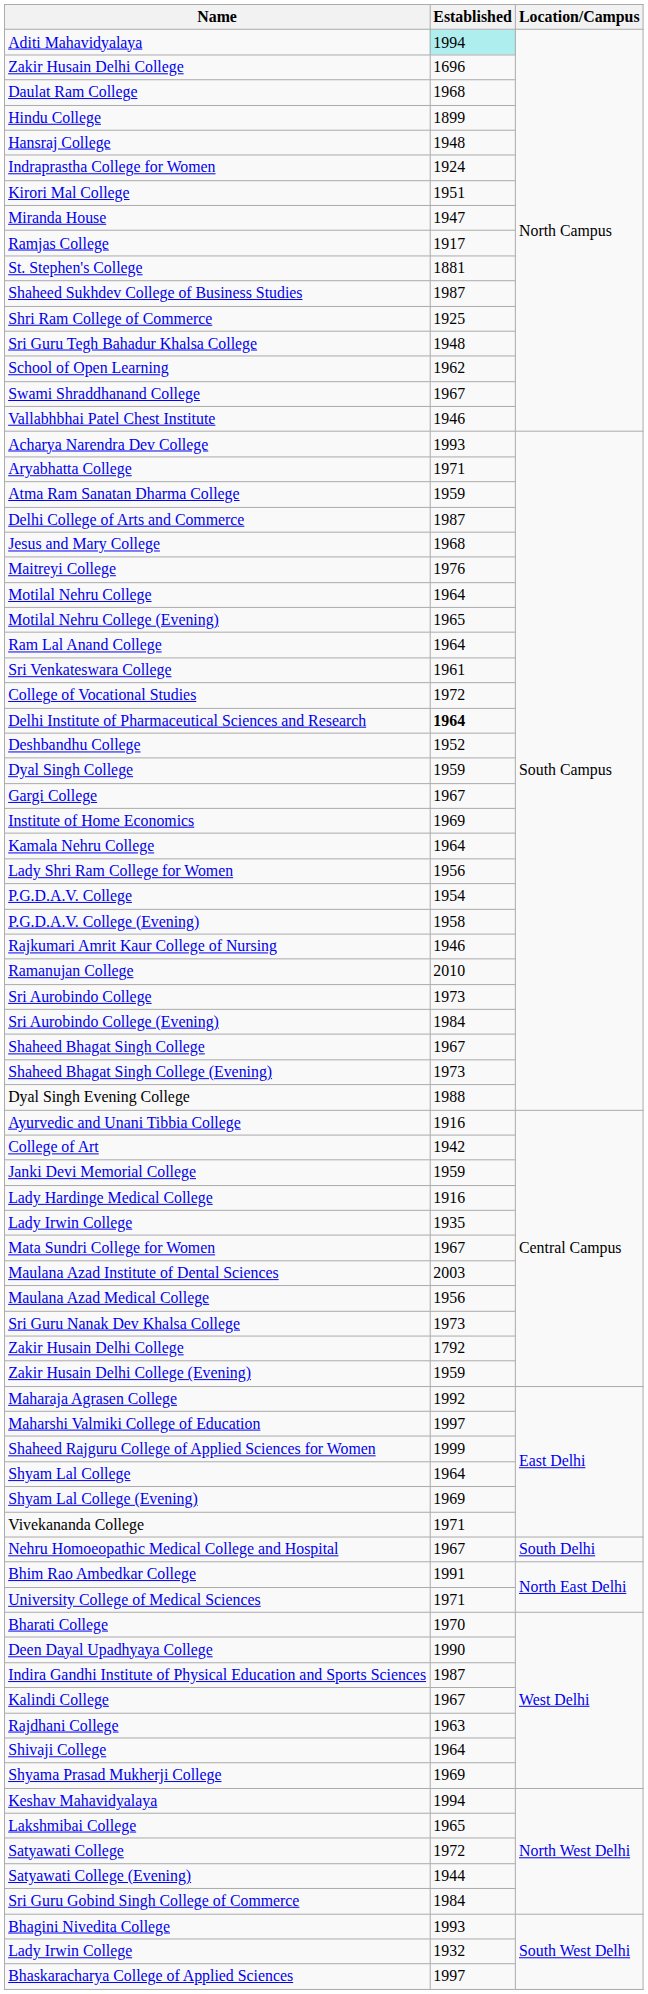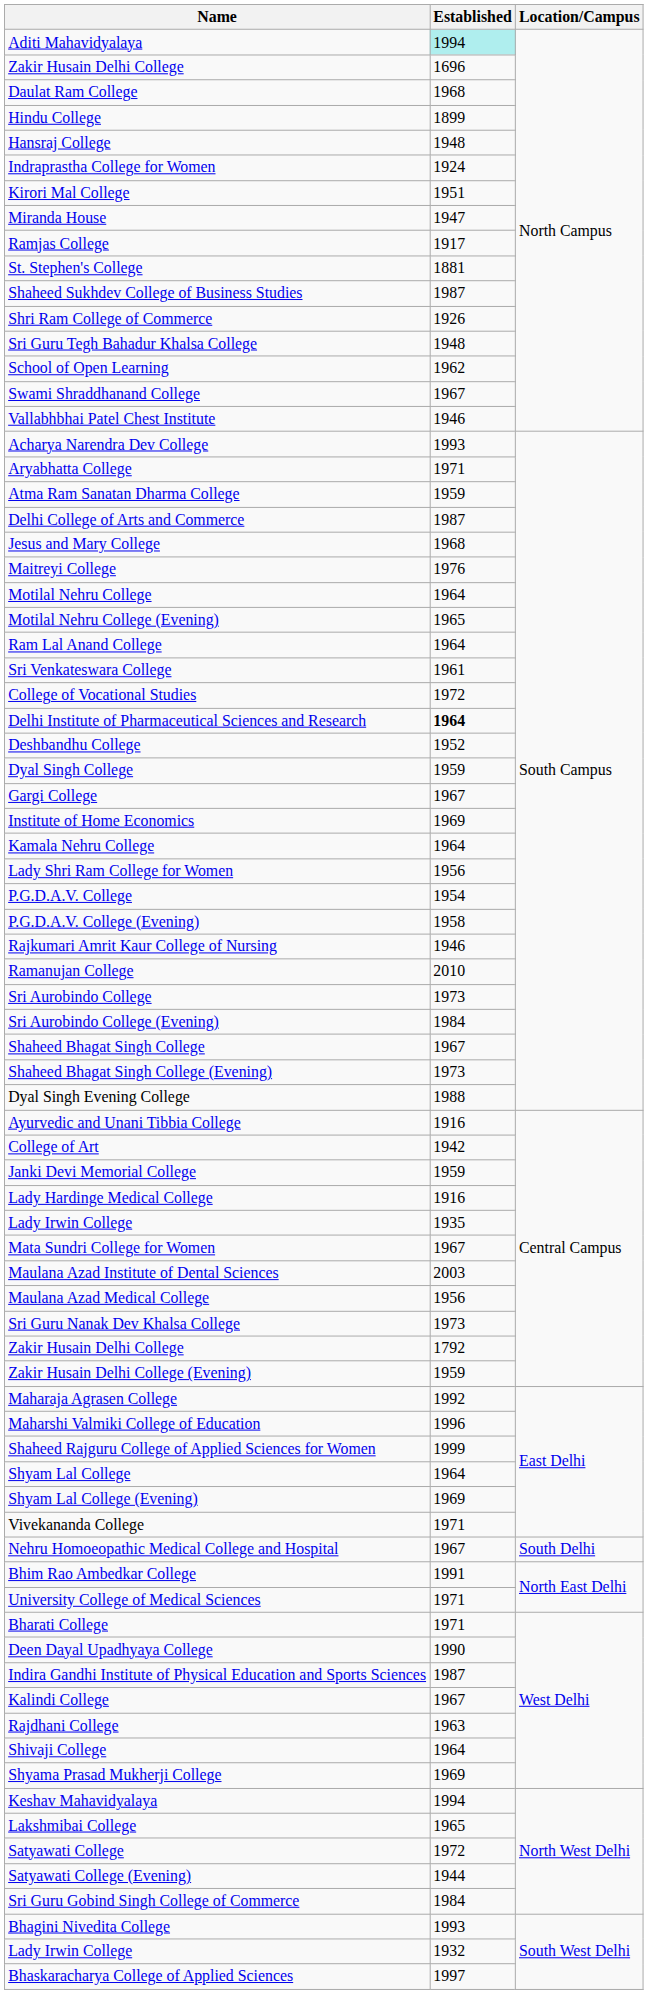(449, 318) 1925 -> (449, 318) 1926
(449, 1423) 1997 -> (449, 1423) 1996
(449, 1624) 1970 -> (449, 1624) 1971
